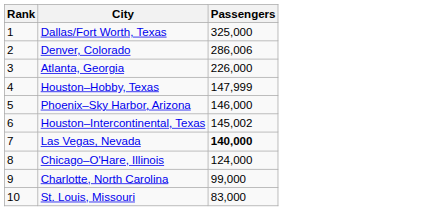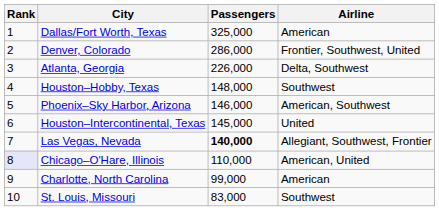+ column: (356, 14)
(232, 50) 286,006 -> (232, 50) 286,000
(232, 87) 147,999 -> (232, 87) 148,000
(232, 123) 145,002 -> (232, 123) 145,000
(10, 160) no background -> (10, 160) lavender background
(232, 160) 124,000 -> (231, 160) 110,000
